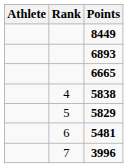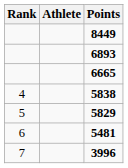columns swapped: (66, 14) <-> (27, 14)
